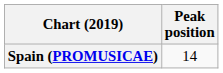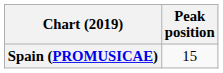(190, 56) 14 -> (190, 56) 15
